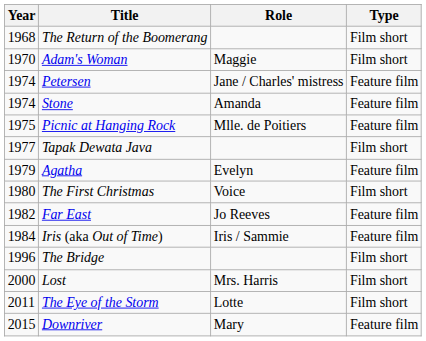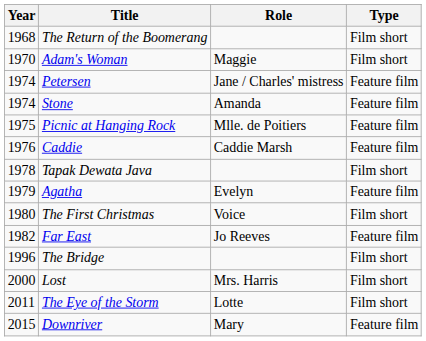+ row: (62, 147)
(22, 147) 1977 -> (22, 170) 1978
- row: (102, 236)
